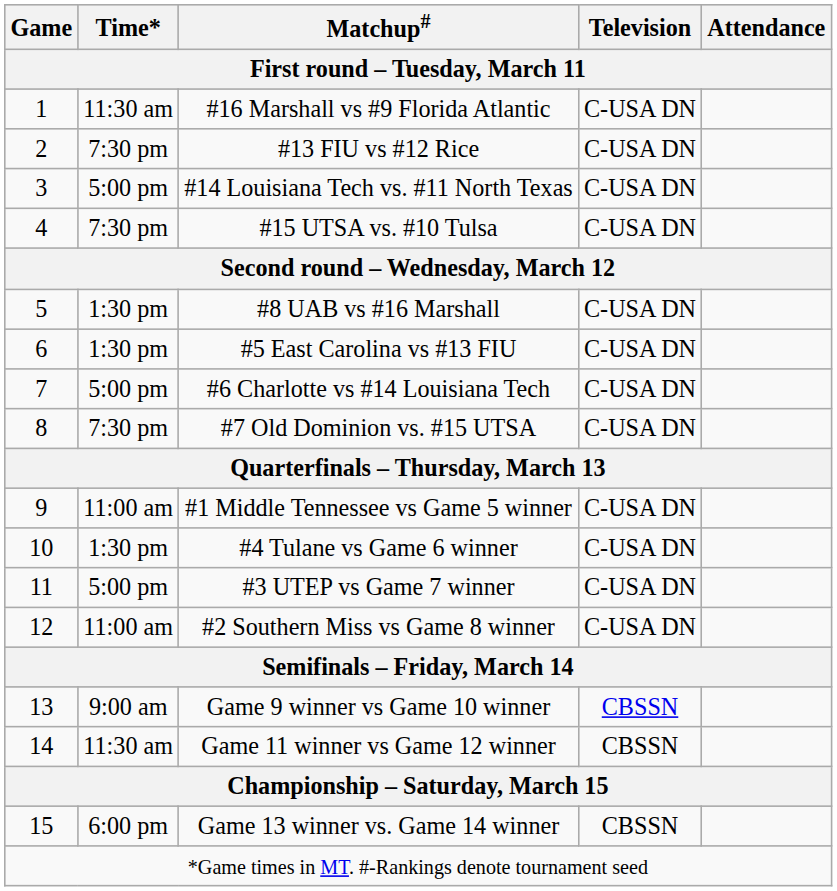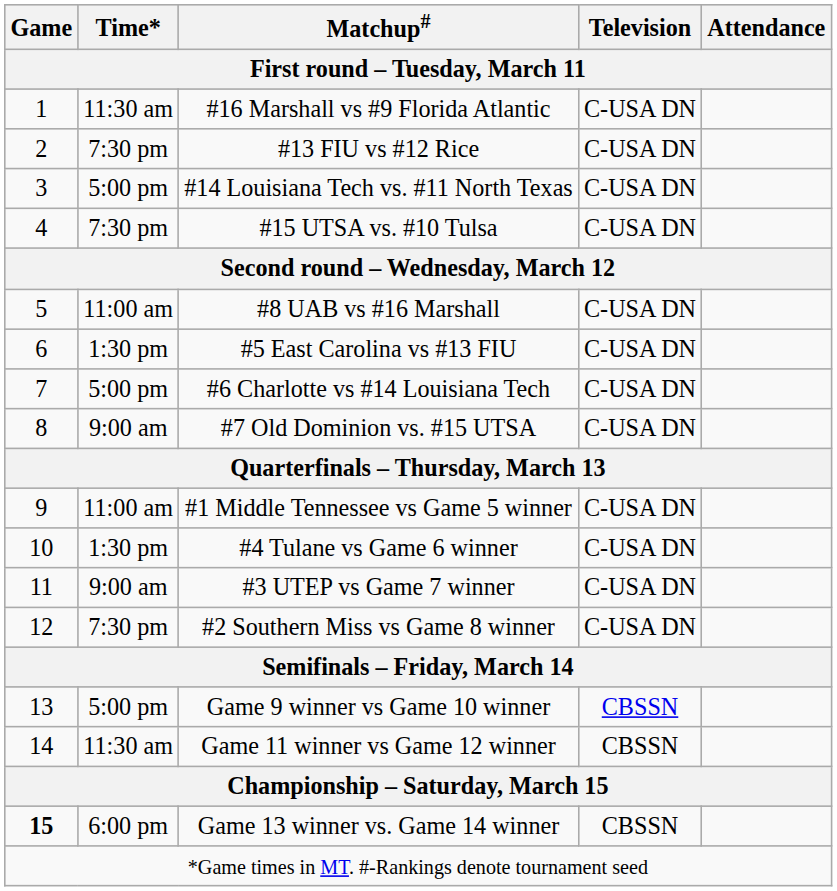(128, 308) 1:30 pm -> (128, 308) 11:00 am
(128, 427) 7:30 pm -> (128, 427) 9:00 am
(128, 587) 5:00 pm -> (128, 587) 9:00 am
(128, 627) 11:00 am -> (128, 627) 7:30 pm
(128, 706) 9:00 am -> (128, 706) 5:00 pm
(41, 826) normal -> (41, 826) bold
